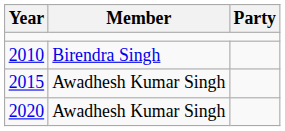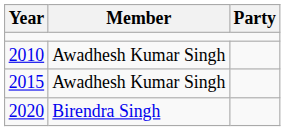(106, 54) Birendra Singh -> (139, 54) Awadhesh Kumar Singh
(139, 111) Awadhesh Kumar Singh -> (106, 111) Birendra Singh
